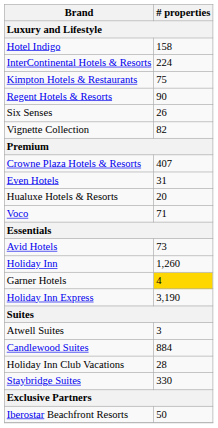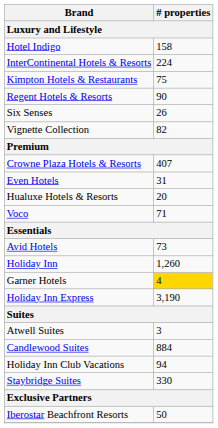(162, 364) 28 -> (162, 364) 94
